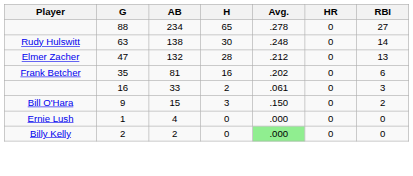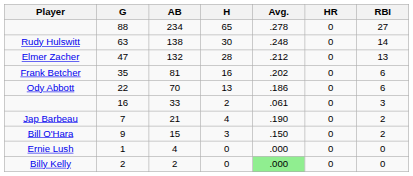+ row: (51, 88)
+ row: (51, 118)
